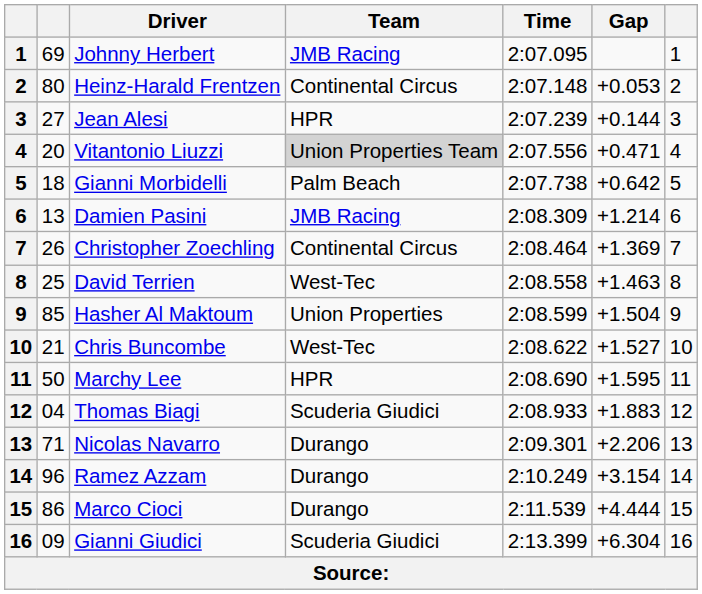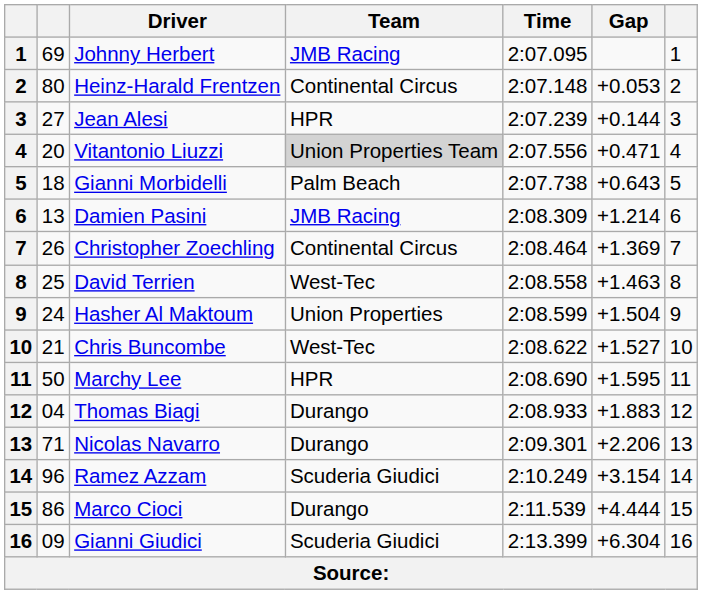(629, 184) +0.642 -> (629, 184) +0.643
(53, 313) 85 -> (53, 313) 24
(365, 411) Scuderia Giudici -> (329, 411) Durango
(329, 476) Durango -> (365, 476) Scuderia Giudici
